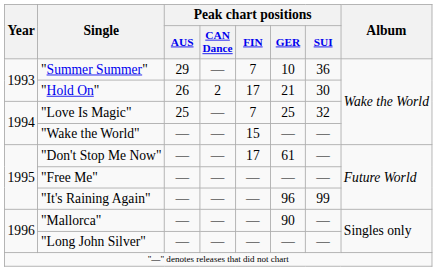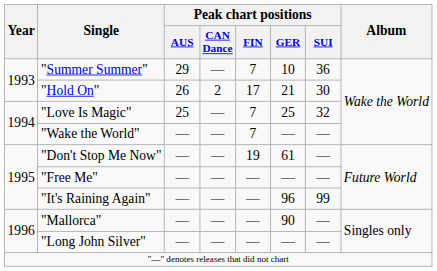(253, 134) 15 -> (253, 134) 7
(253, 155) 17 -> (253, 155) 19
